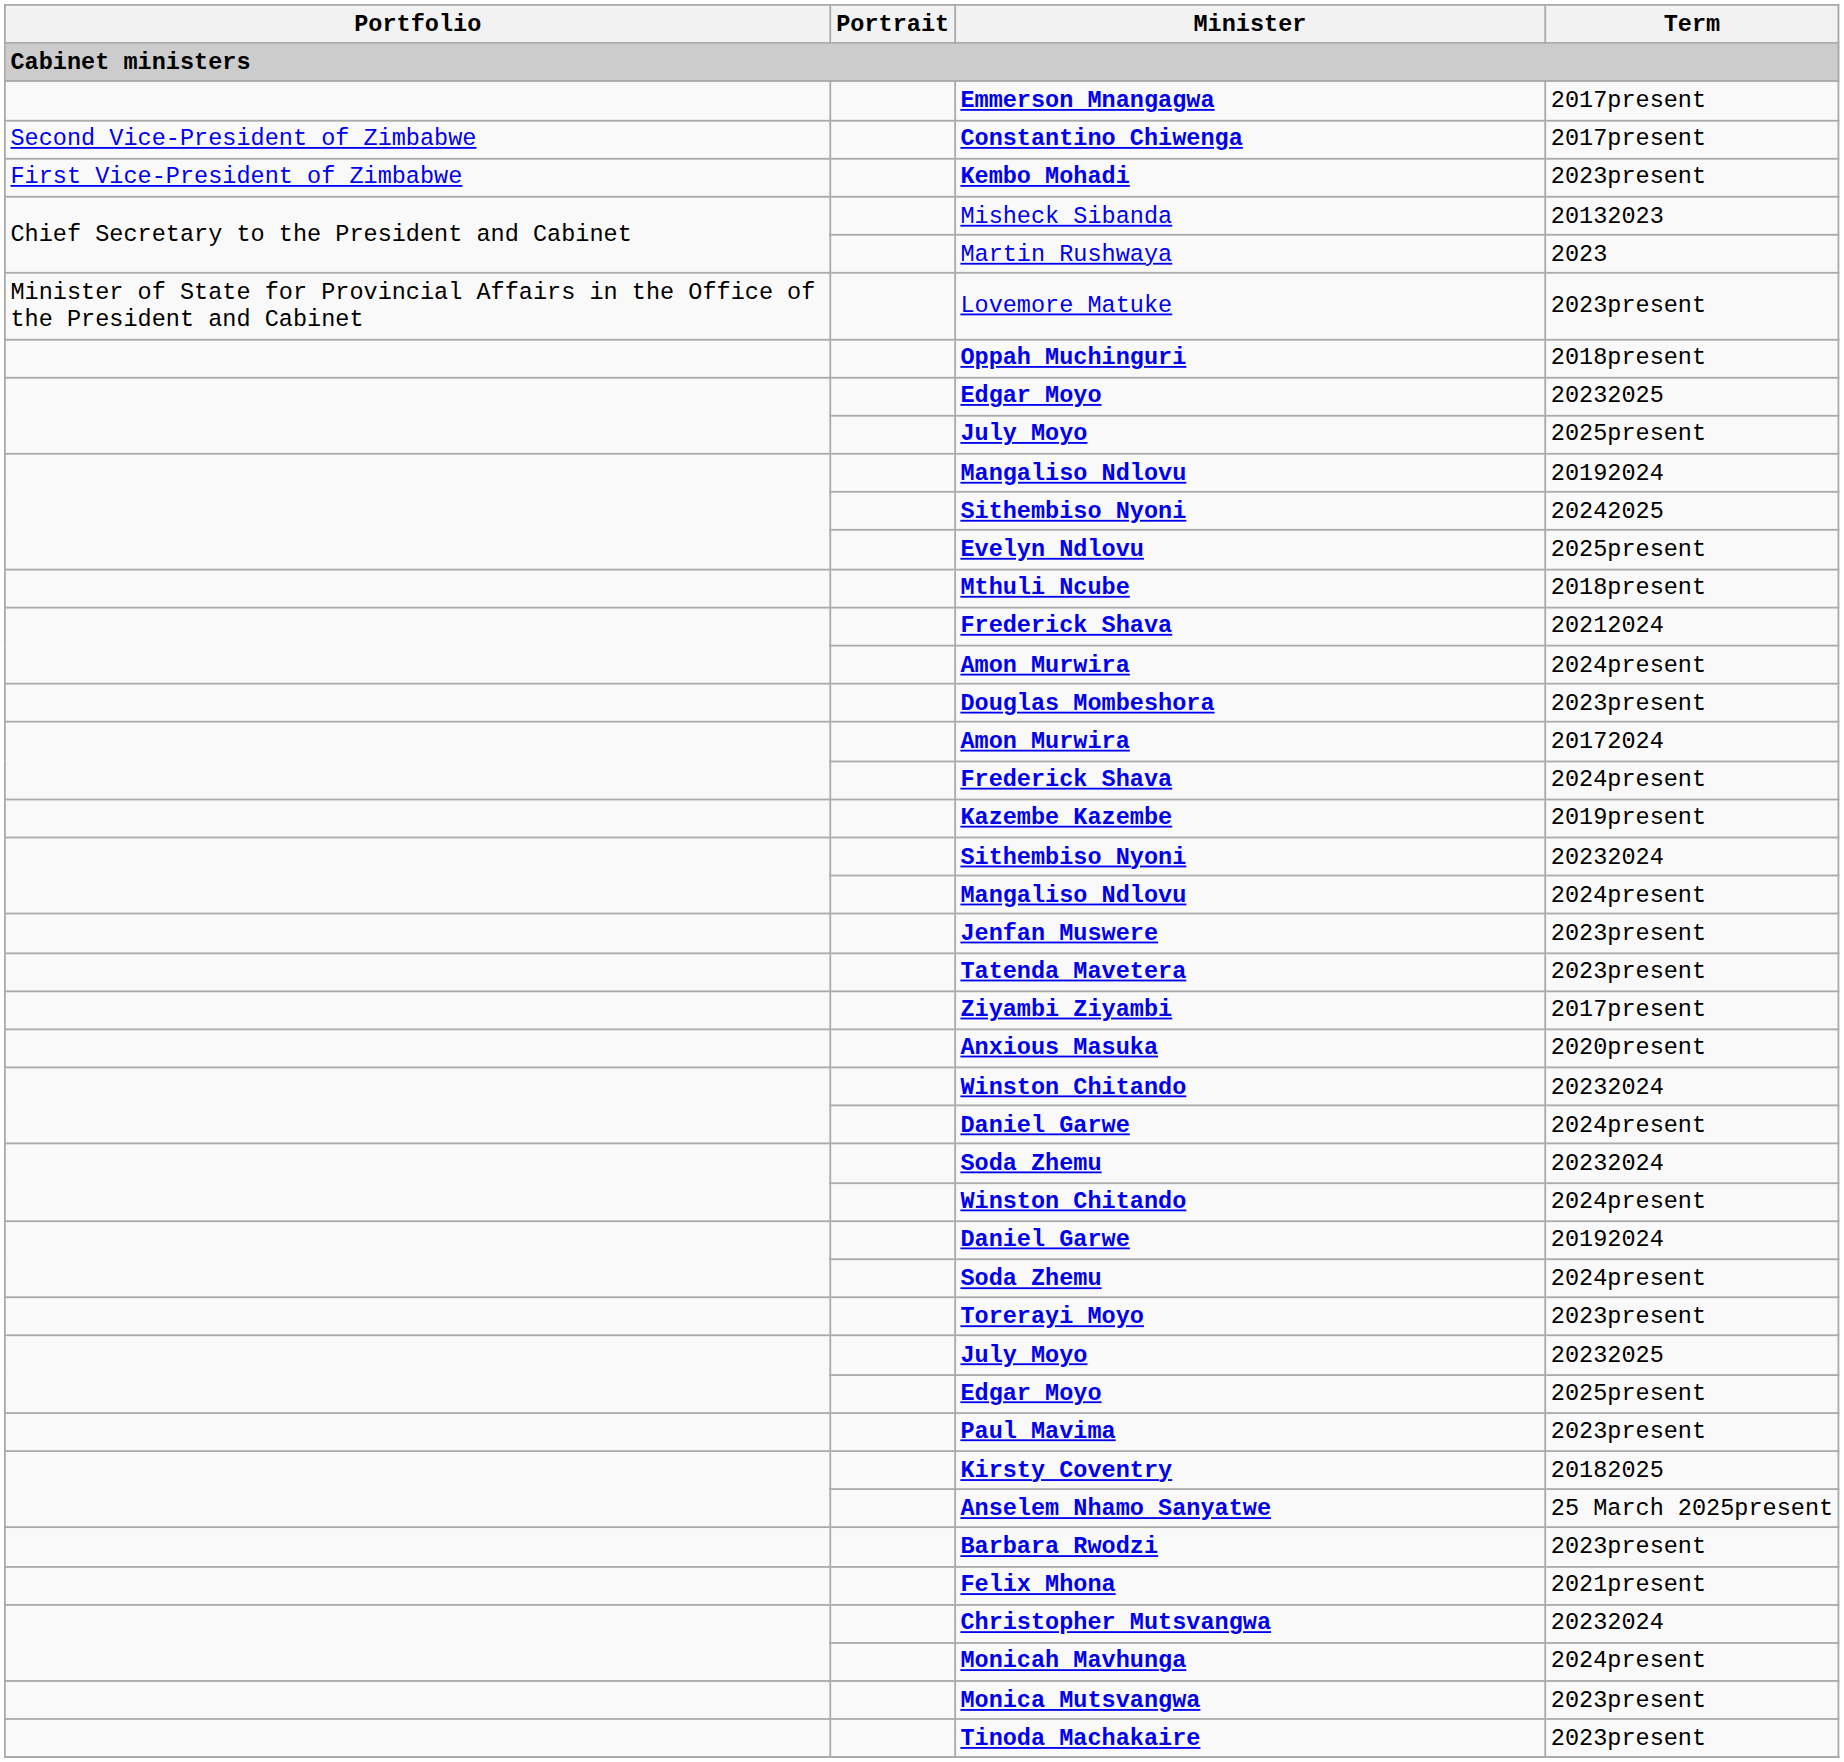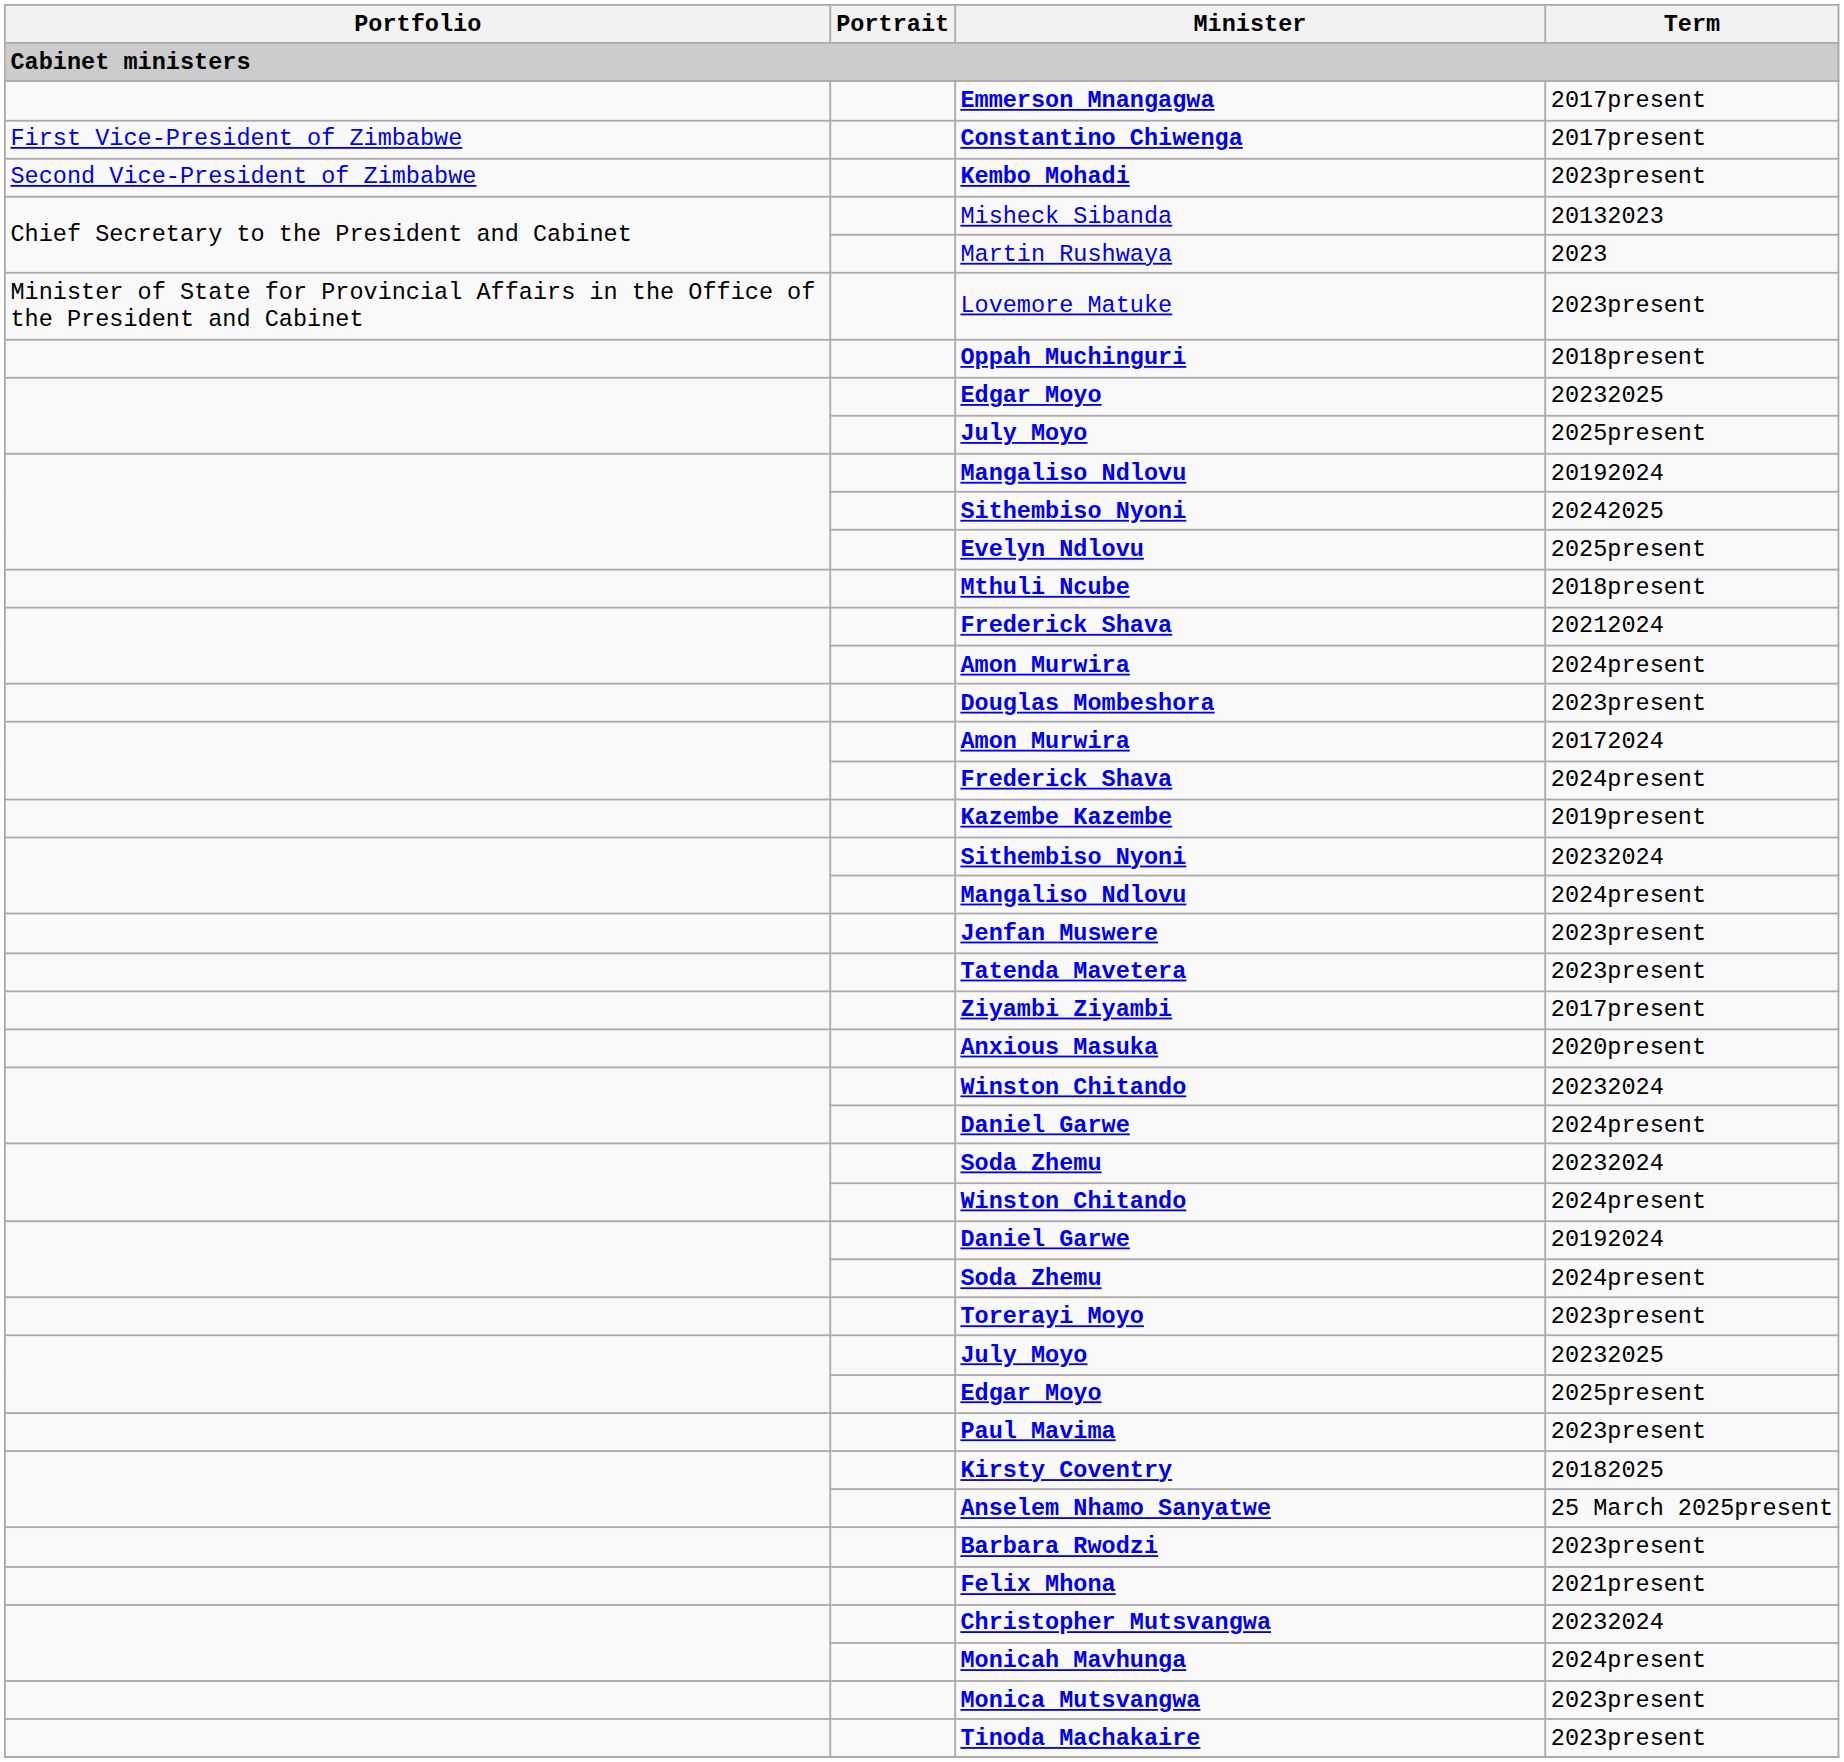(243, 139) Second Vice-President of Zimbabwe -> (236, 139) First Vice-President of Zimbabwe
(236, 177) First Vice-President of Zimbabwe -> (243, 177) Second Vice-President of Zimbabwe
